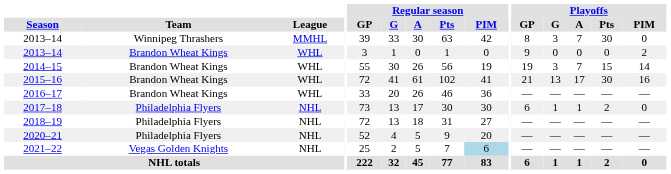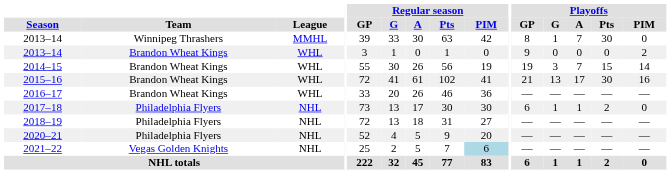(555, 38) 3 -> (555, 38) 1
